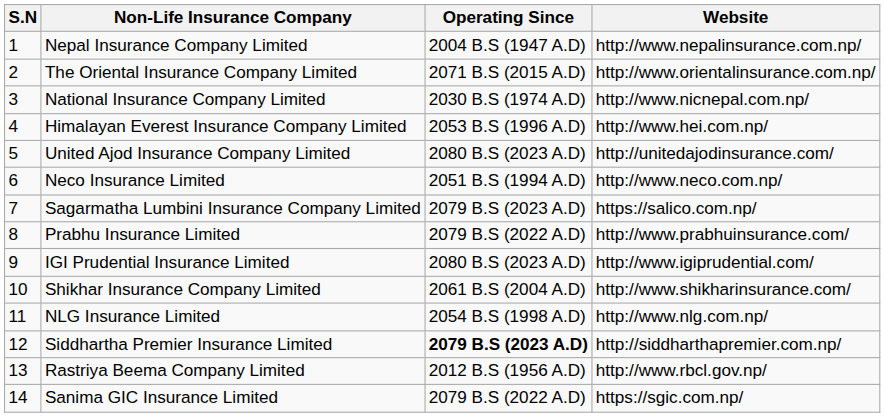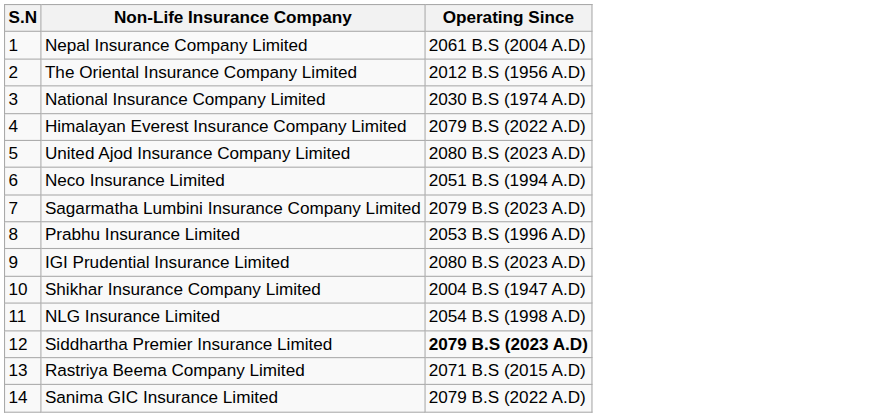- column: (736, 18)
(507, 45) 2004 B.S (1947 A.D) -> (507, 45) 2061 B.S (2004 A.D)
(507, 72) 2071 B.S (2015 A.D) -> (507, 72) 2012 B.S (1956 A.D)
(507, 126) 2053 B.S (1996 A.D) -> (507, 126) 2079 B.S (2022 A.D)
(507, 235) 2079 B.S (2022 A.D) -> (507, 235) 2053 B.S (1996 A.D)
(507, 289) 2061 B.S (2004 A.D) -> (507, 289) 2004 B.S (1947 A.D)
(507, 371) 2012 B.S (1956 A.D) -> (507, 371) 2071 B.S (2015 A.D)
